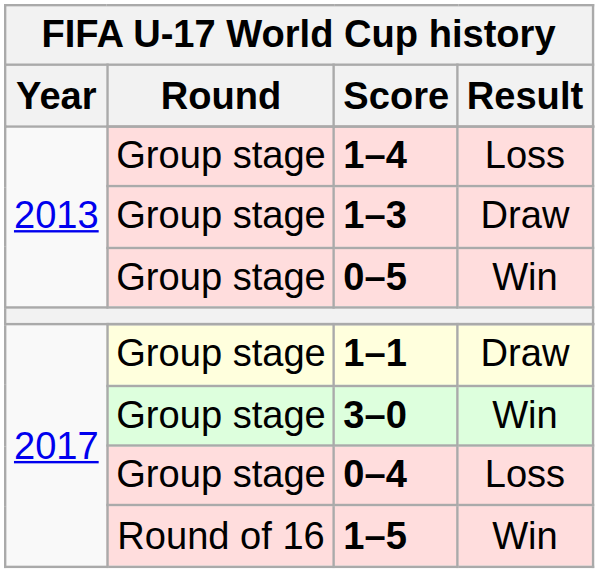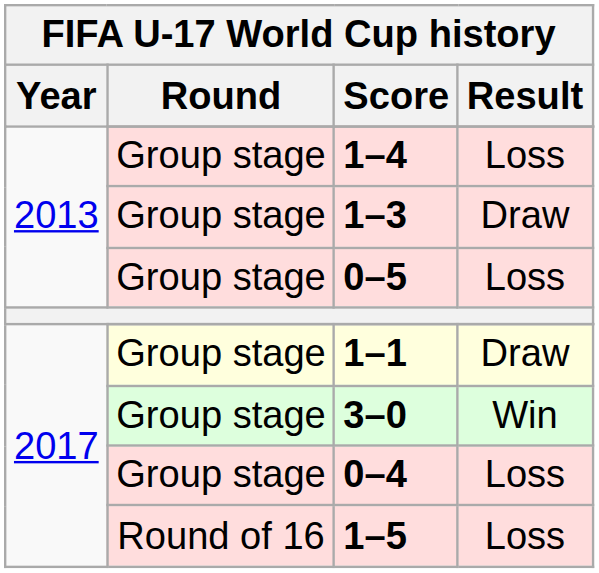(525, 276) Win -> (525, 276) Loss
(525, 535) Win -> (525, 535) Loss
